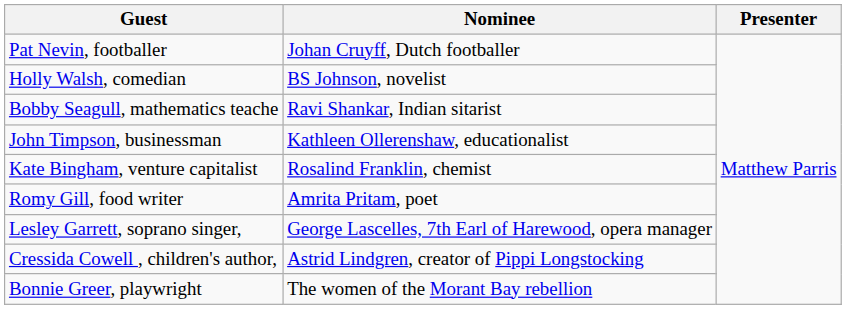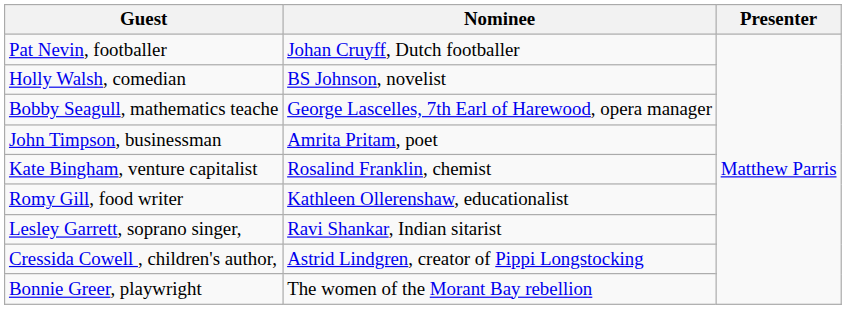(394, 109) Ravi Shankar, Indian sitarist -> (500, 109) George Lascelles, 7th Earl of Harewood, opera manager
(428, 139) Kathleen Ollerenshaw, educationalist -> (362, 139) Amrita Pritam, poet
(362, 199) Amrita Pritam, poet -> (428, 199) Kathleen Ollerenshaw, educationalist
(500, 229) George Lascelles, 7th Earl of Harewood, opera manager -> (394, 229) Ravi Shankar, Indian sitarist
